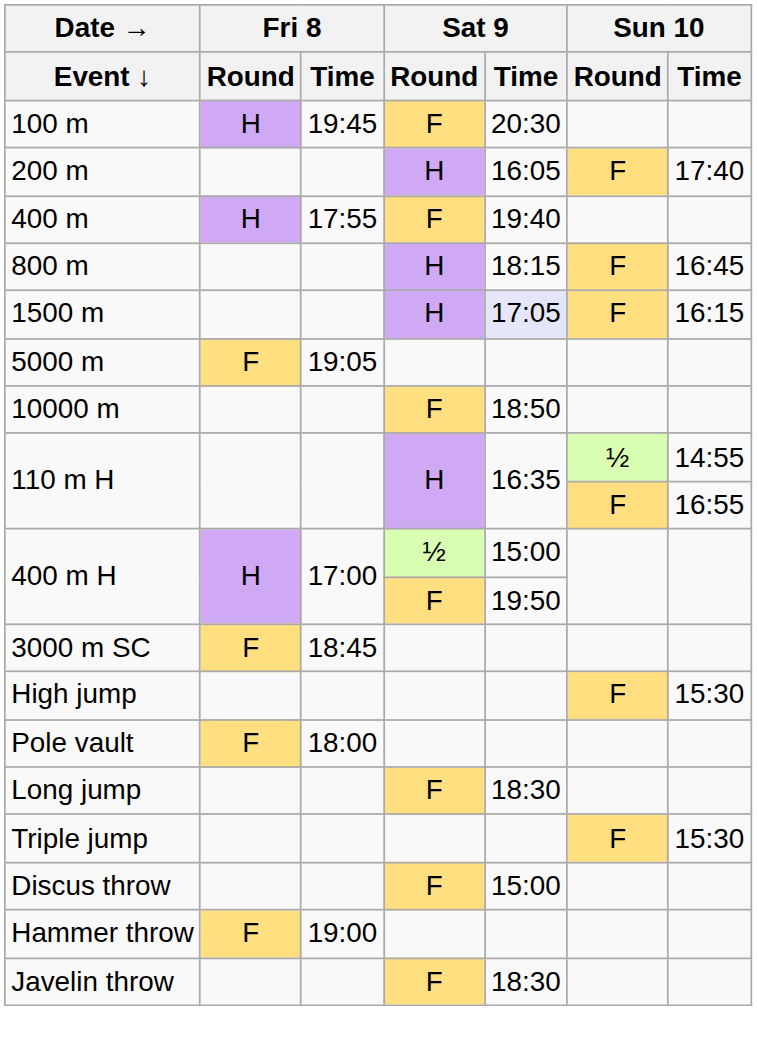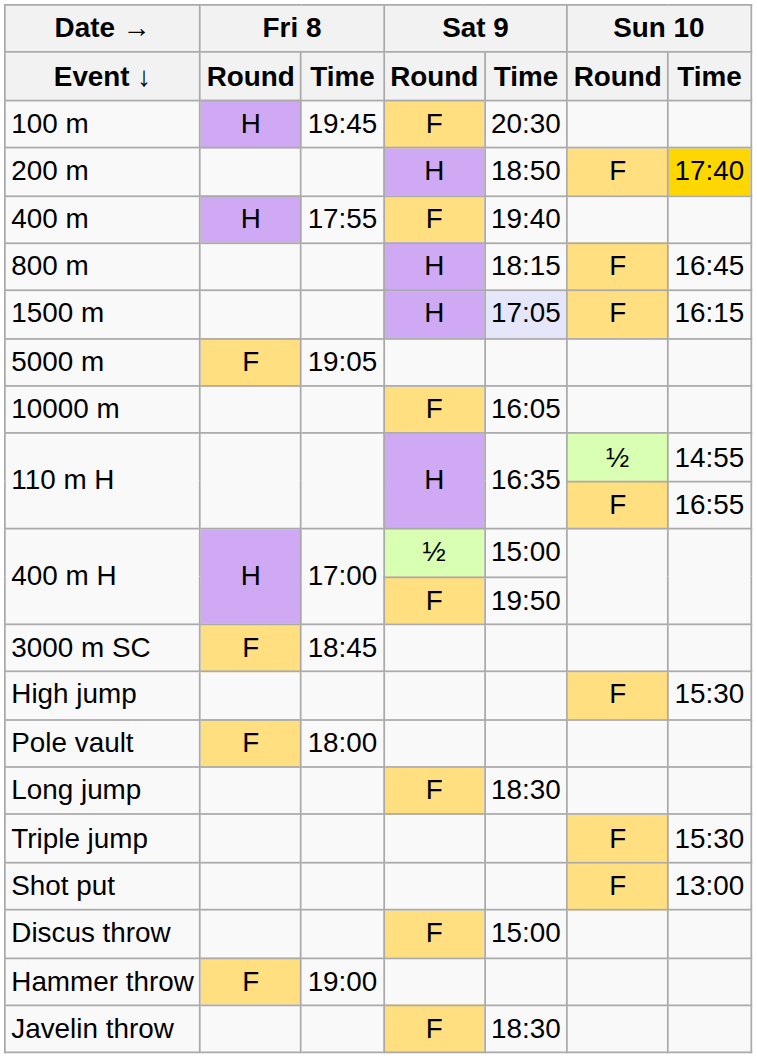(526, 171) 16:05 -> (526, 171) 18:50
(709, 171) no background -> (709, 171) gold background
(526, 409) 18:50 -> (526, 409) 16:05
+ row: (63, 885)
